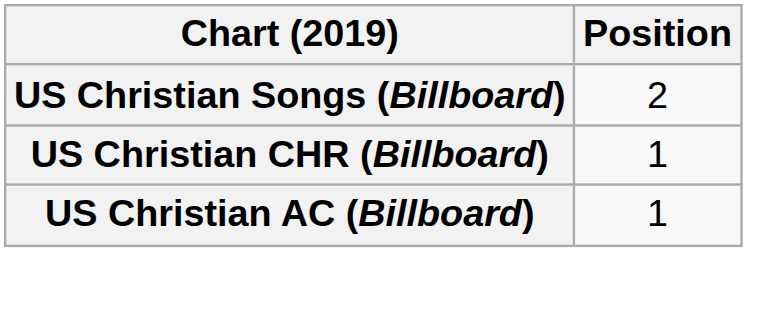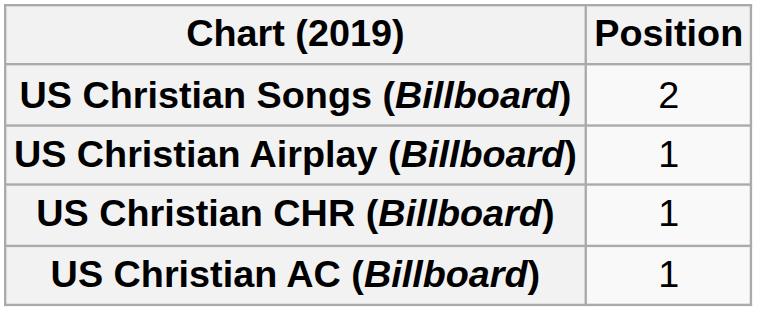+ row: (295, 154)
